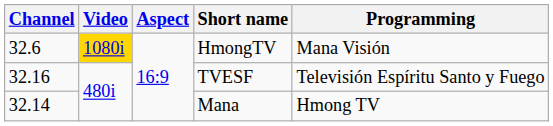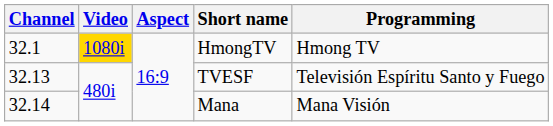(25, 47) 32.6 -> (25, 47) 32.1
(343, 47) Mana Visión -> (338, 47) Hmong TV
(29, 76) 32.16 -> (29, 76) 32.13
(338, 105) Hmong TV -> (343, 105) Mana Visión
